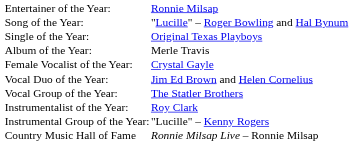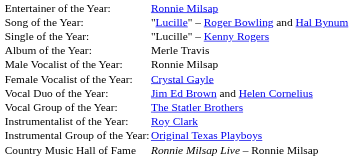(207, 36) Original Texas Playboys -> (210, 36) "Lucille" – Kenny Rogers
+ row: (64, 65)
(210, 121) "Lucille" – Kenny Rogers -> (207, 136) Original Texas Playboys
